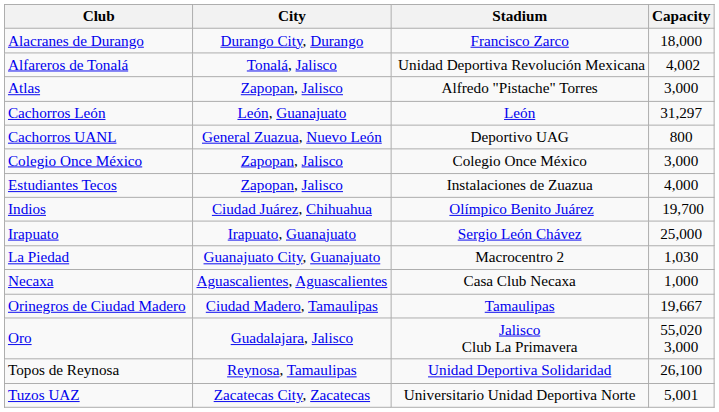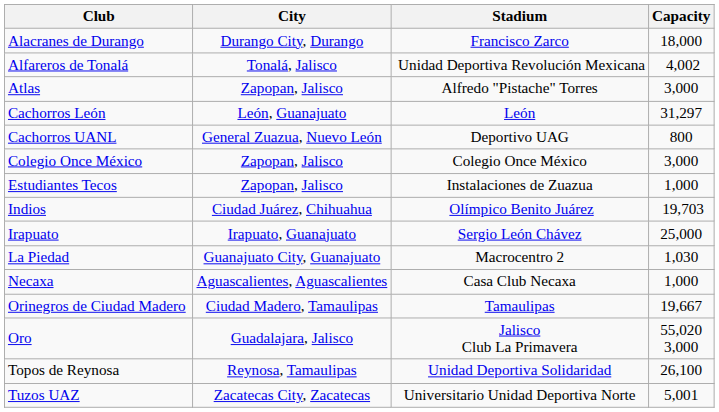(681, 185) 4,000 -> (681, 185) 1,000
(681, 209) 19,700 -> (681, 209) 19,703
